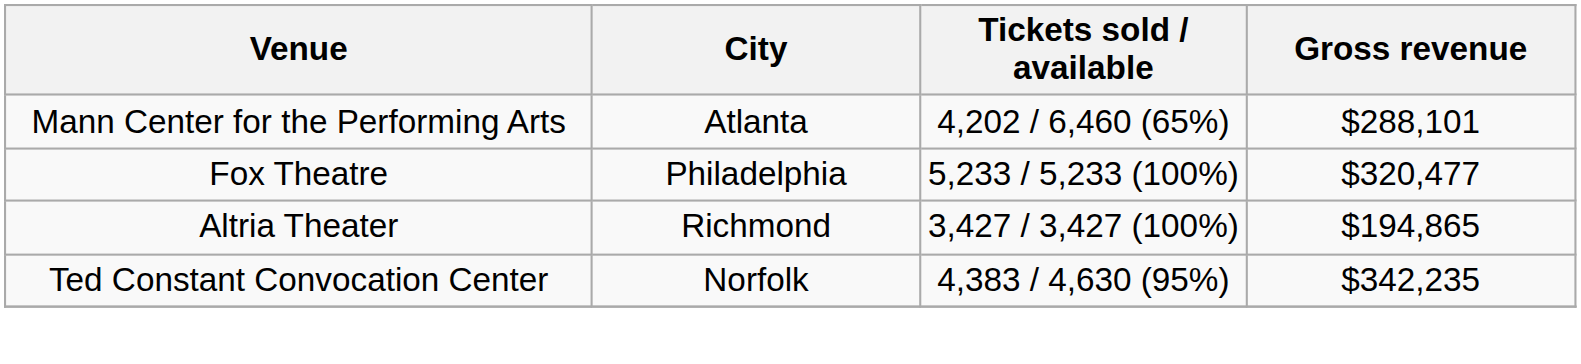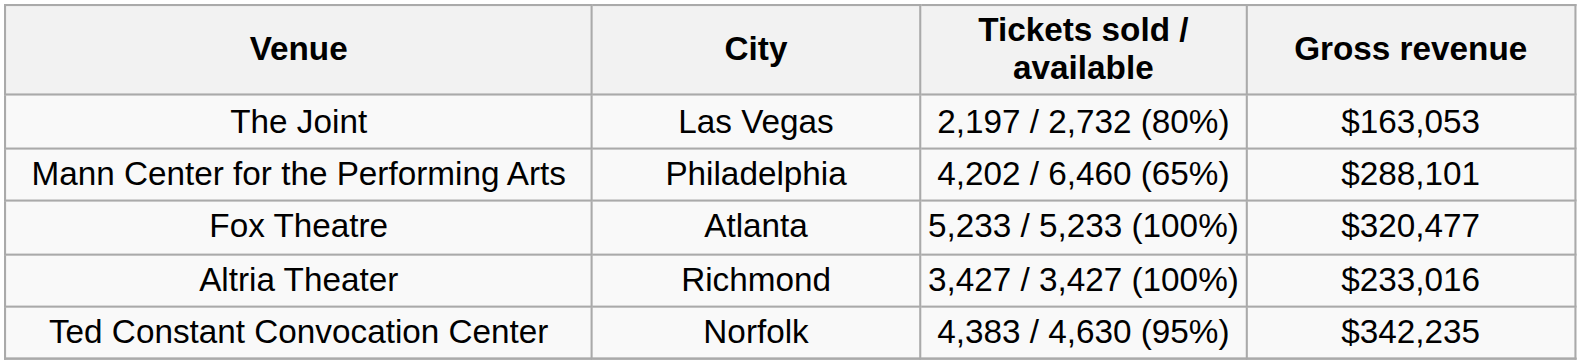+ row: (299, 121)
(756, 121) Atlanta -> (756, 173) Philadelphia
(756, 173) Philadelphia -> (756, 226) Atlanta
(1411, 226) $194,865 -> (1411, 279) $233,016
